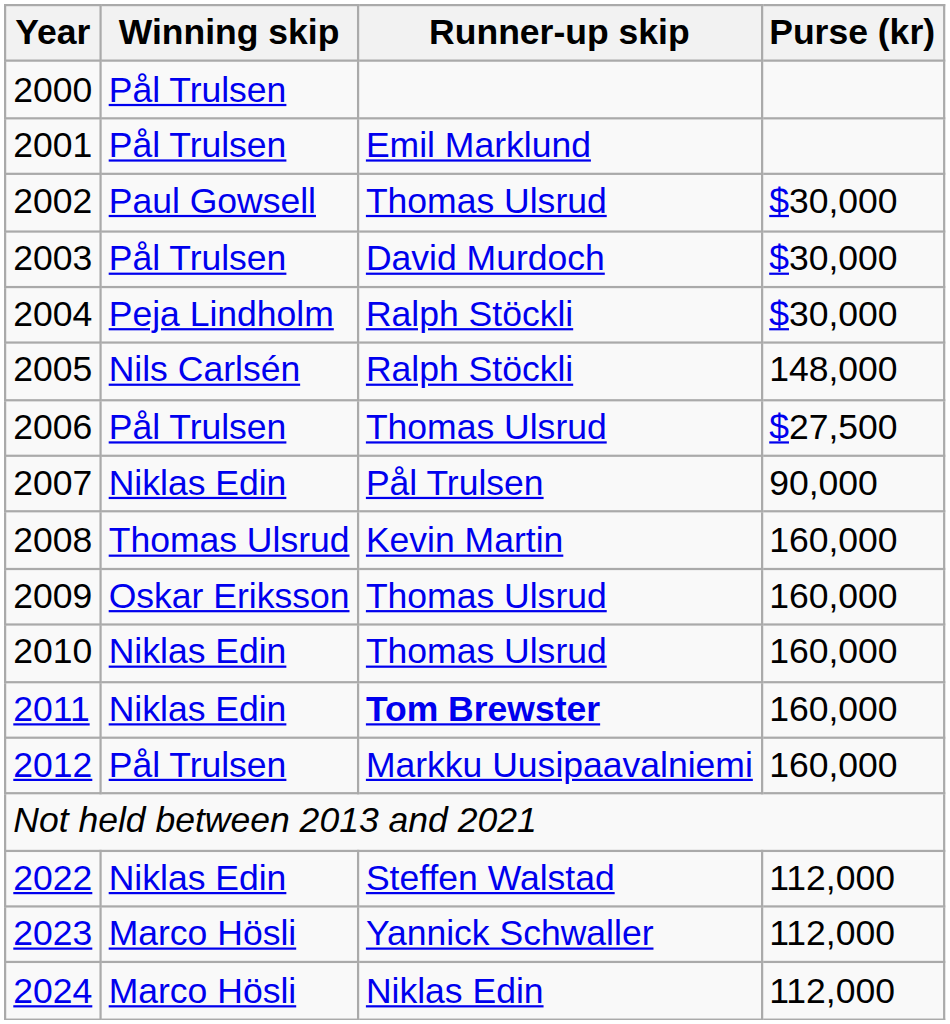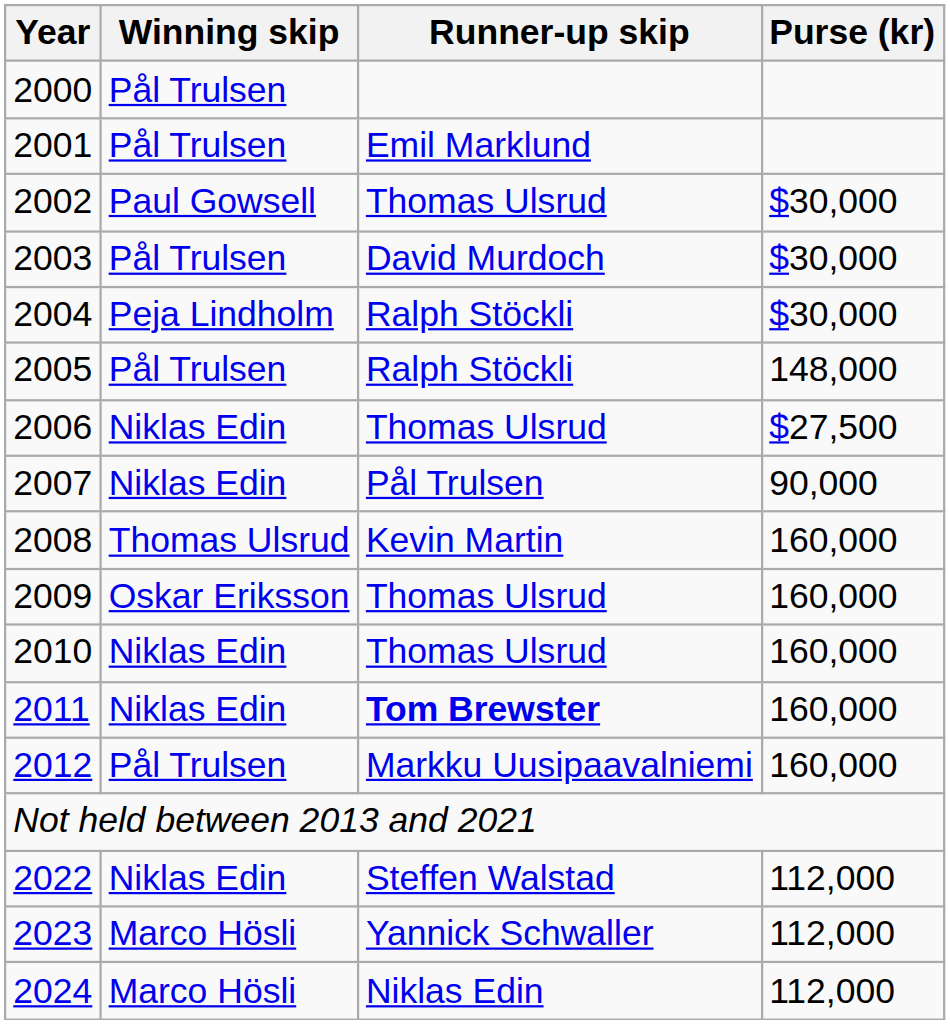(204, 370) Nils Carlsén -> (198, 370) Pål Trulsen
(198, 426) Pål Trulsen -> (198, 426) Niklas Edin
